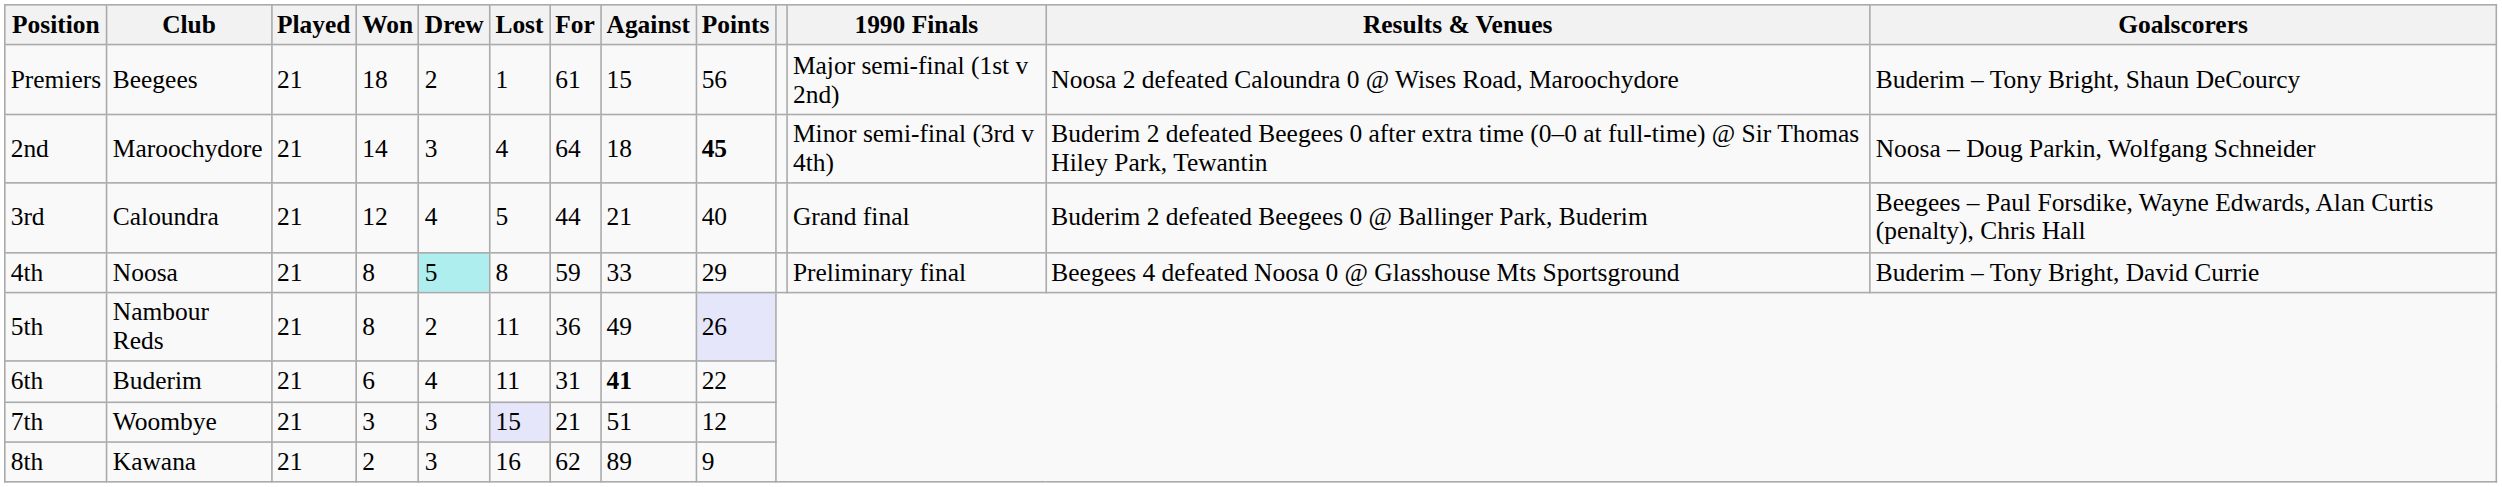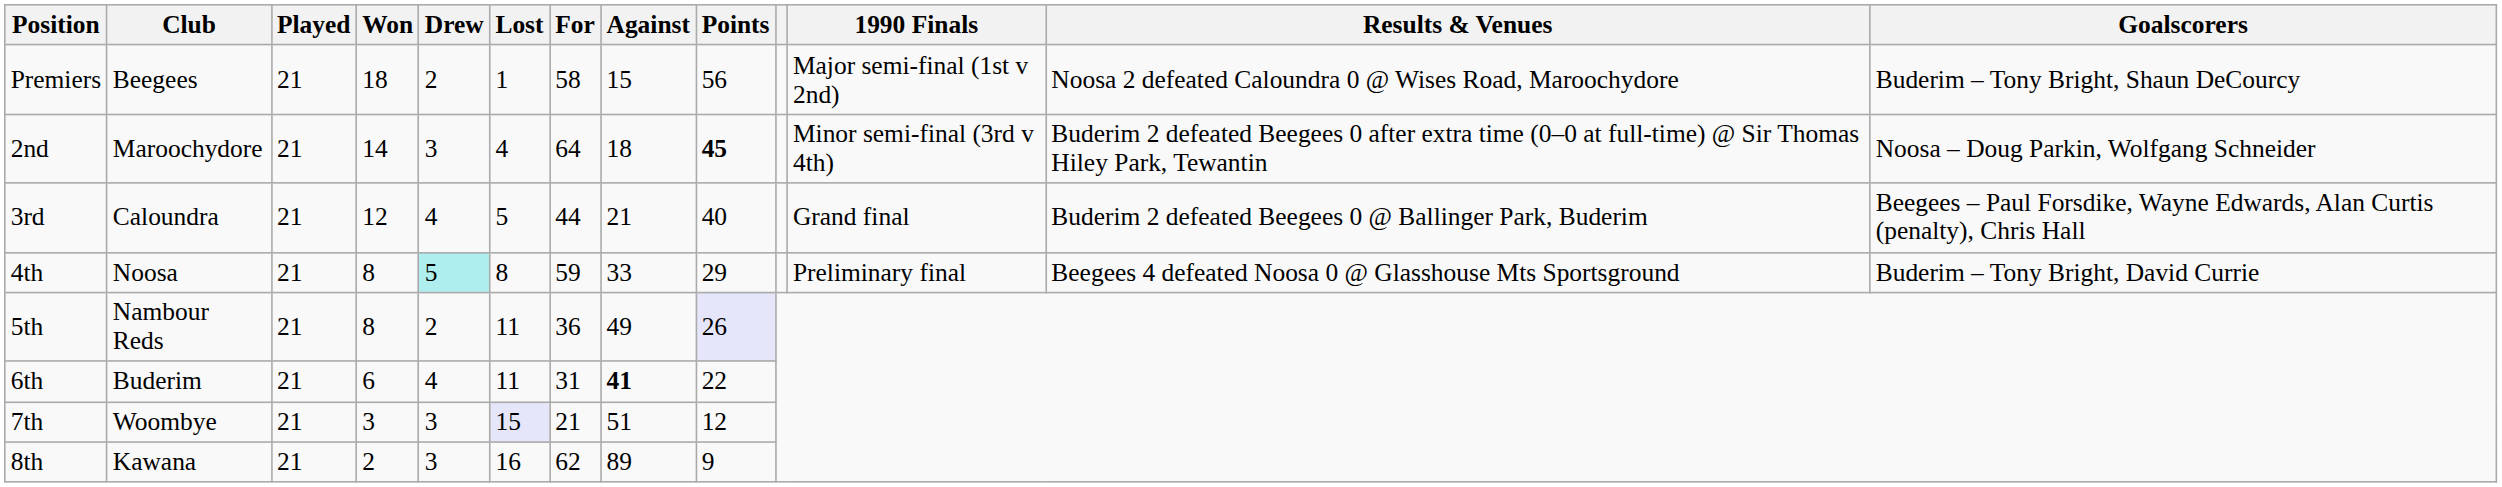(568, 79) 61 -> (568, 79) 58
